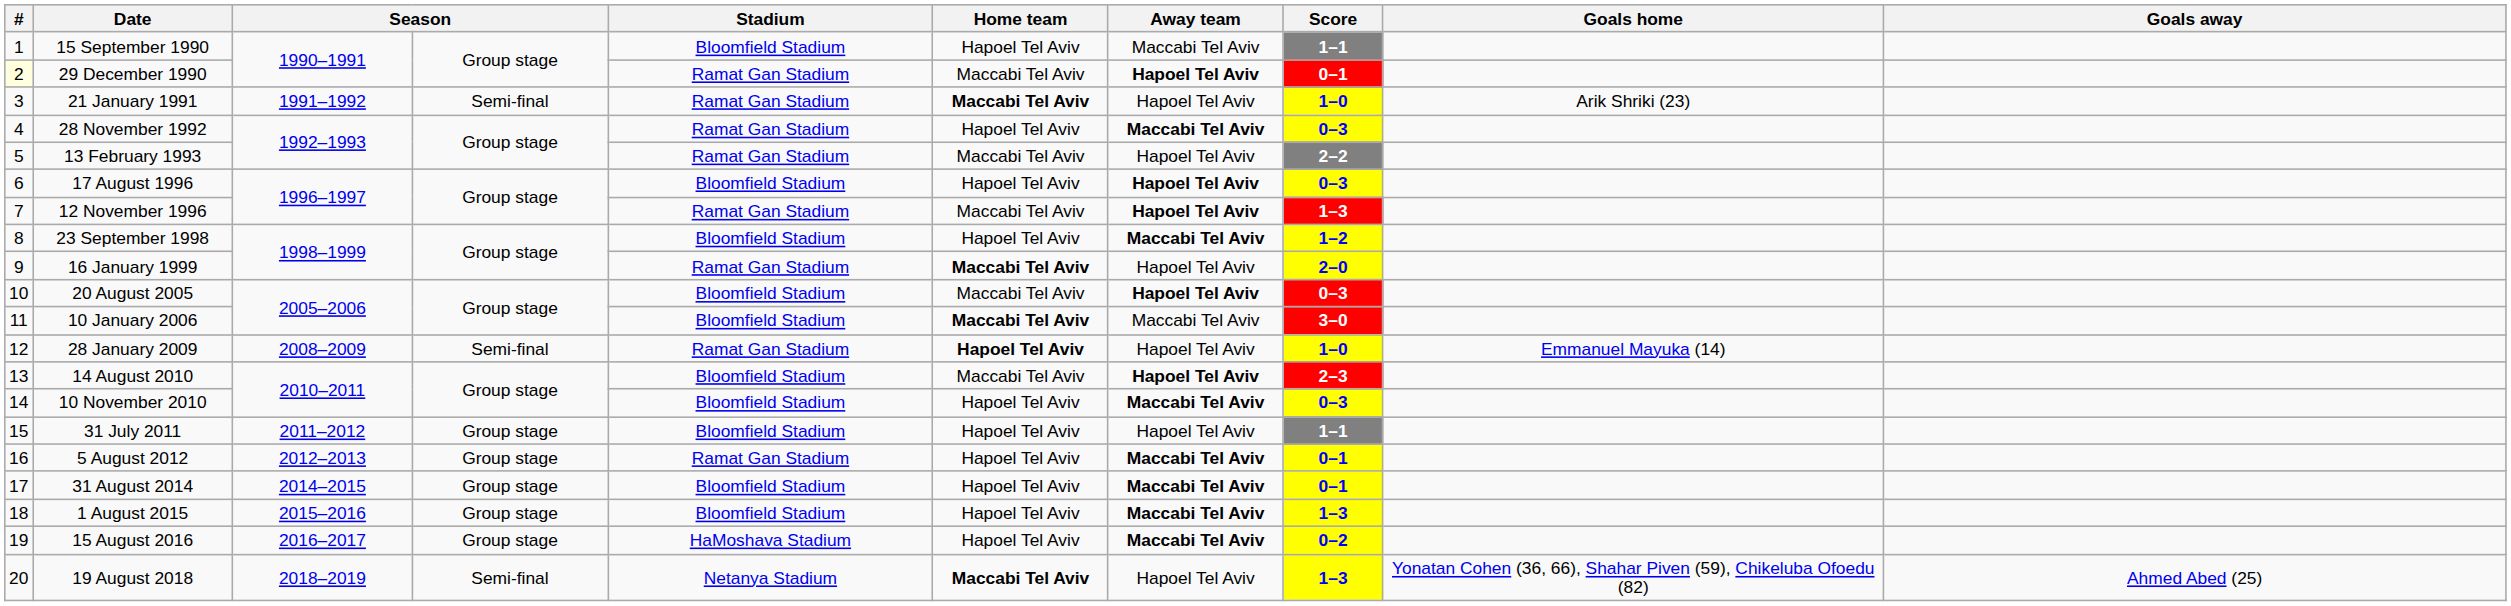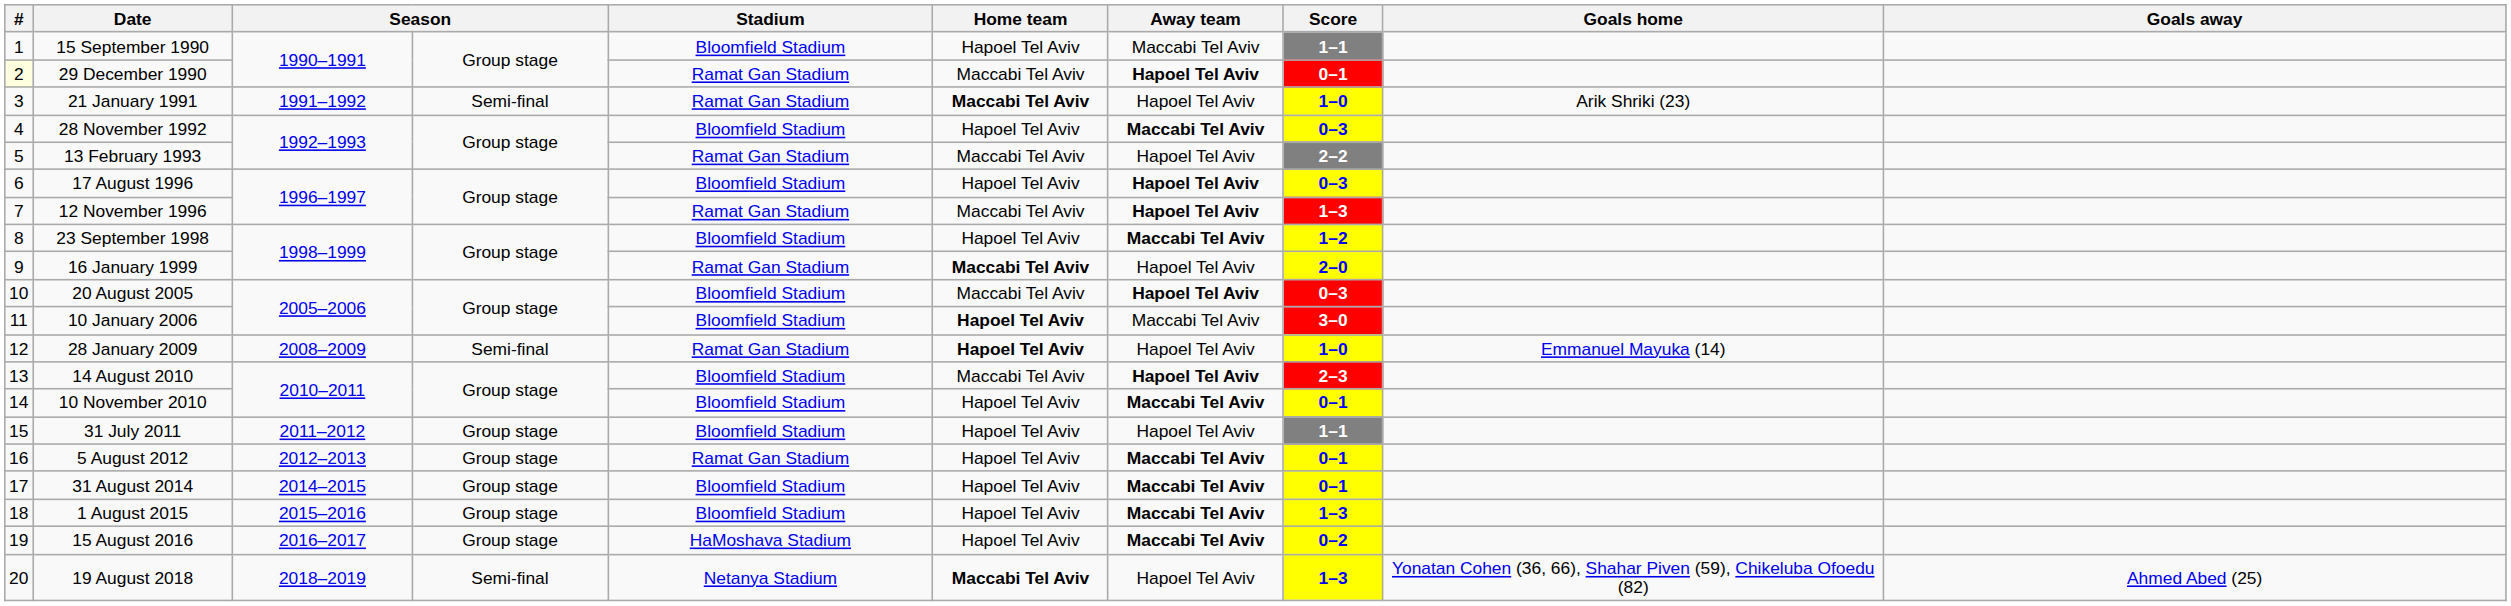(770, 128) Ramat Gan Stadium -> (770, 128) Bloomfield Stadium
(1021, 320) Maccabi Tel Aviv -> (1021, 320) Hapoel Tel Aviv
(1333, 403) 0–3 -> (1333, 403) 0–1
